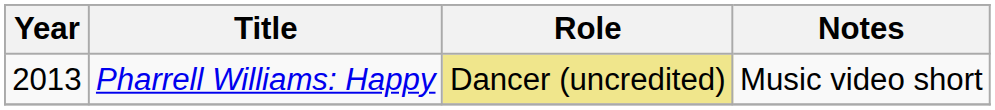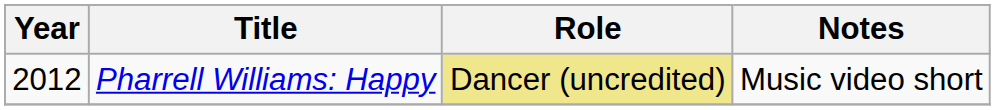(47, 78) 2013 -> (47, 78) 2012
